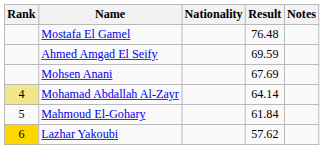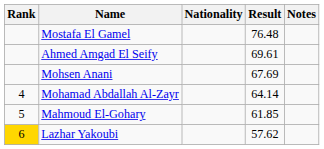(265, 54) 69.59 -> (265, 54) 69.61
(21, 94) khaki background -> (21, 94) no background
(265, 114) 61.84 -> (265, 114) 61.85
